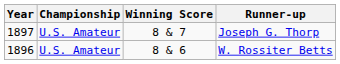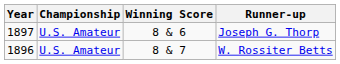(169, 32) 8 & 7 -> (169, 32) 8 & 6
(169, 50) 8 & 6 -> (169, 50) 8 & 7
